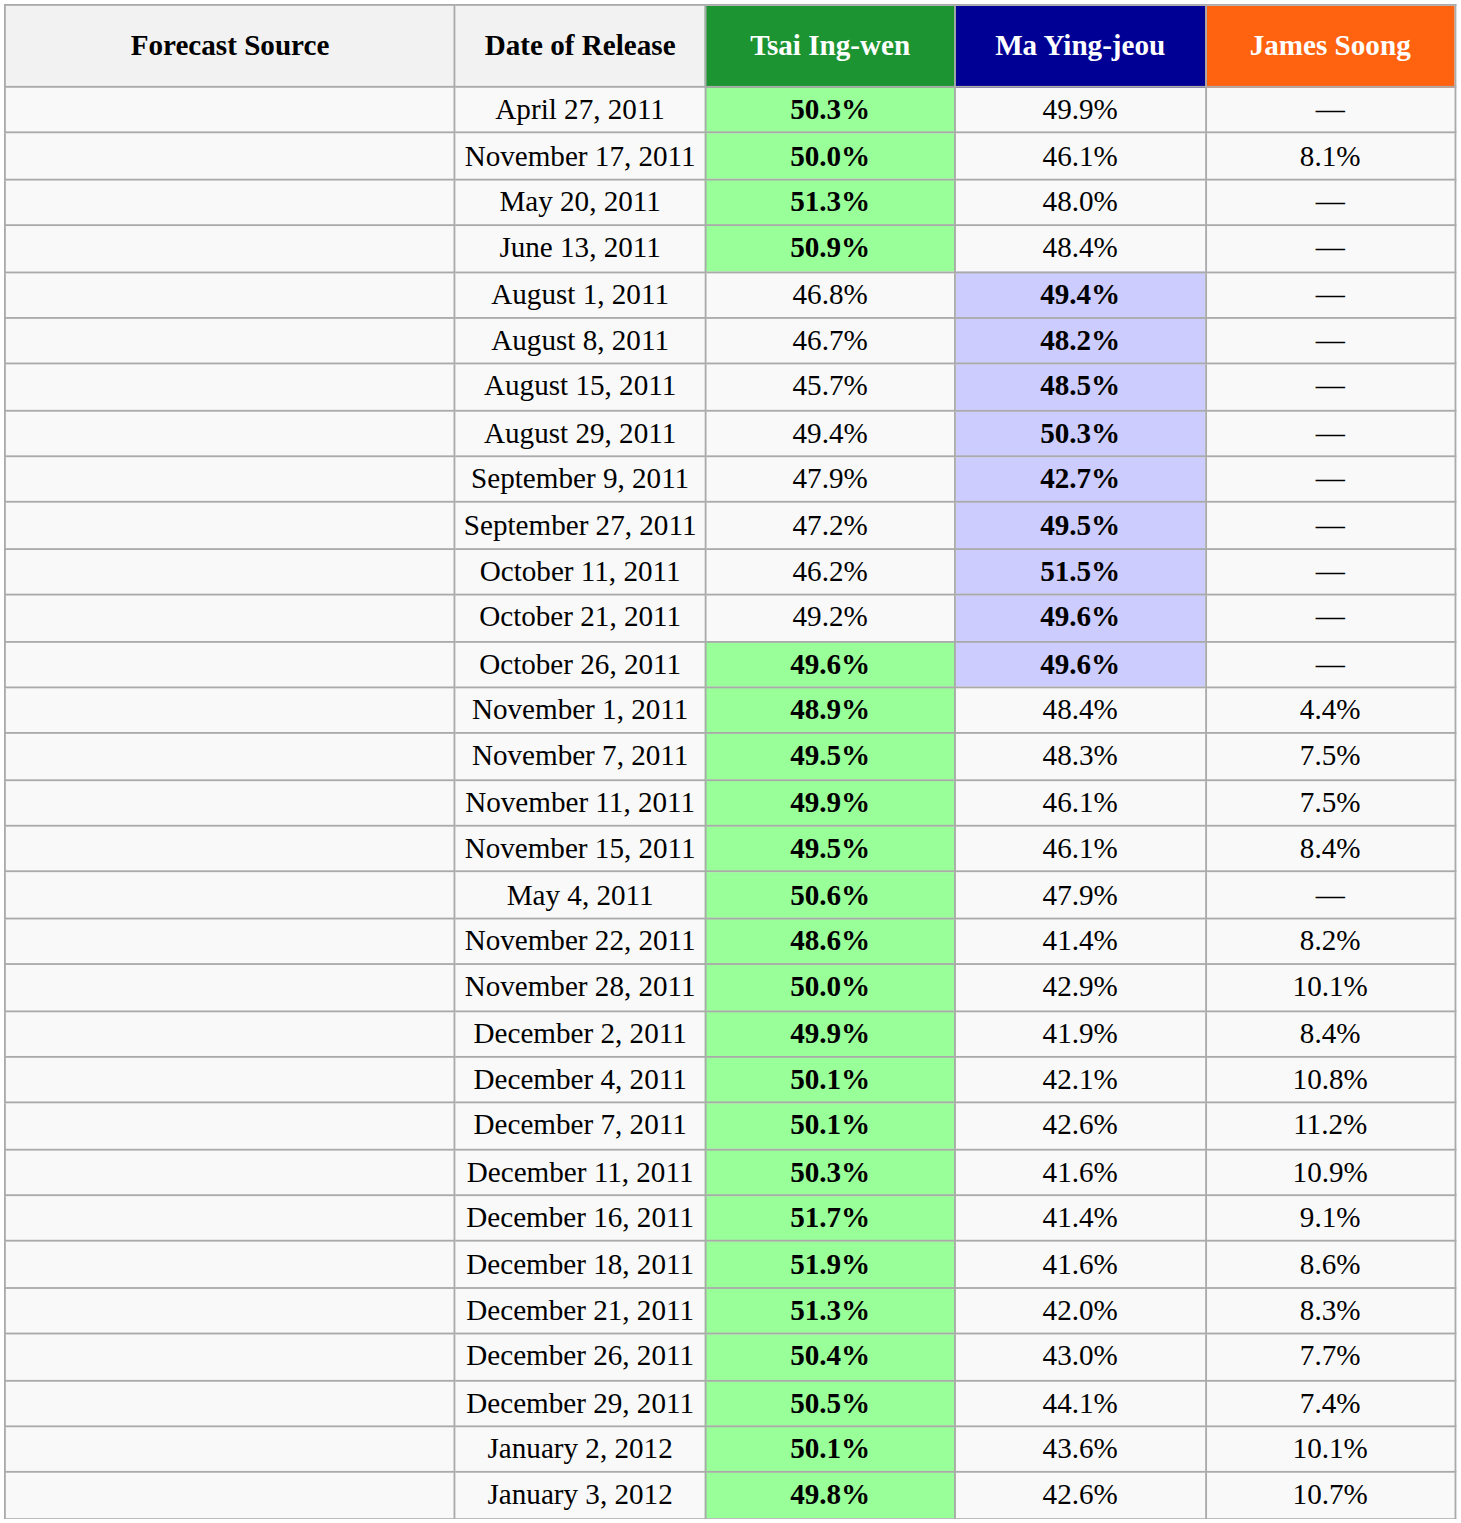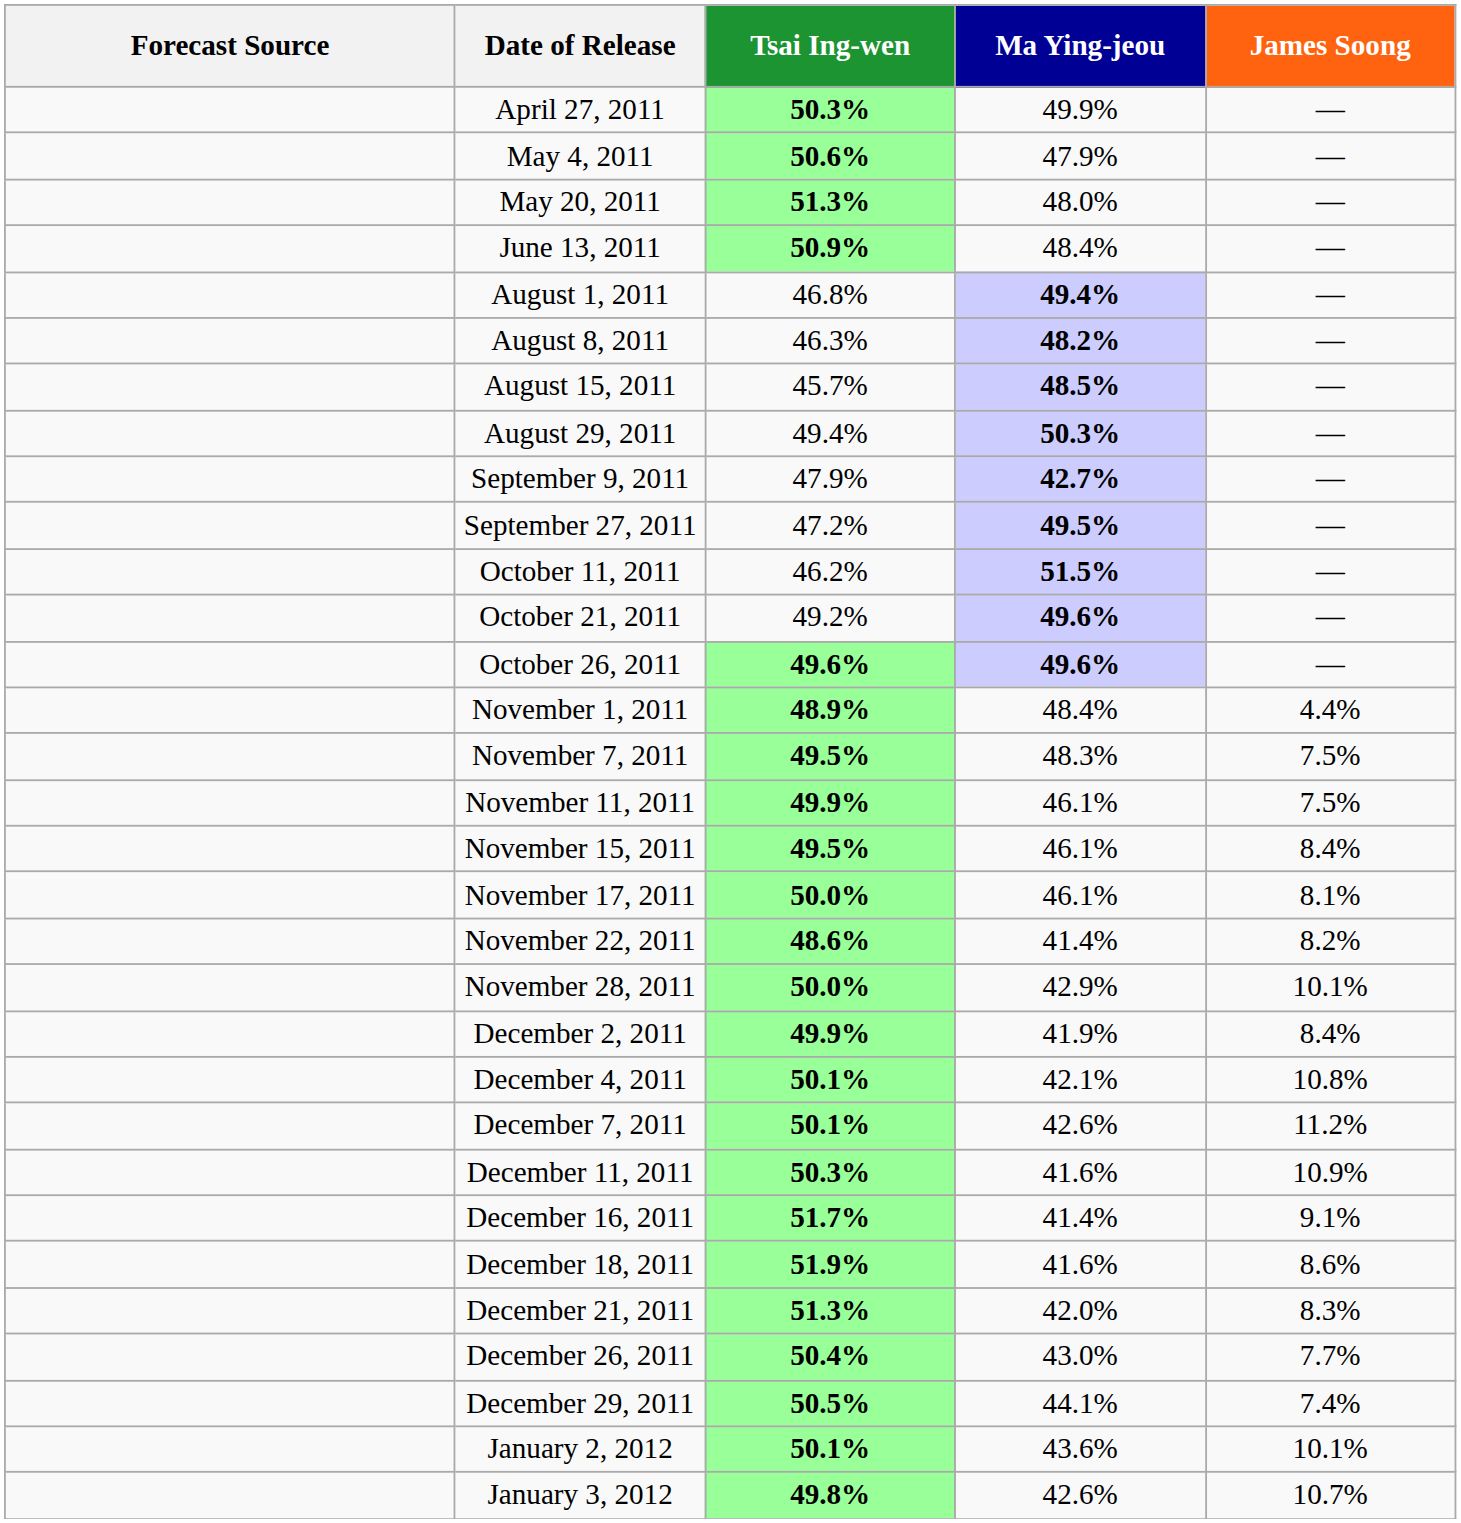rows swapped: (580, 894) <-> (580, 155)
(830, 340) 46.7% -> (830, 340) 46.3%
